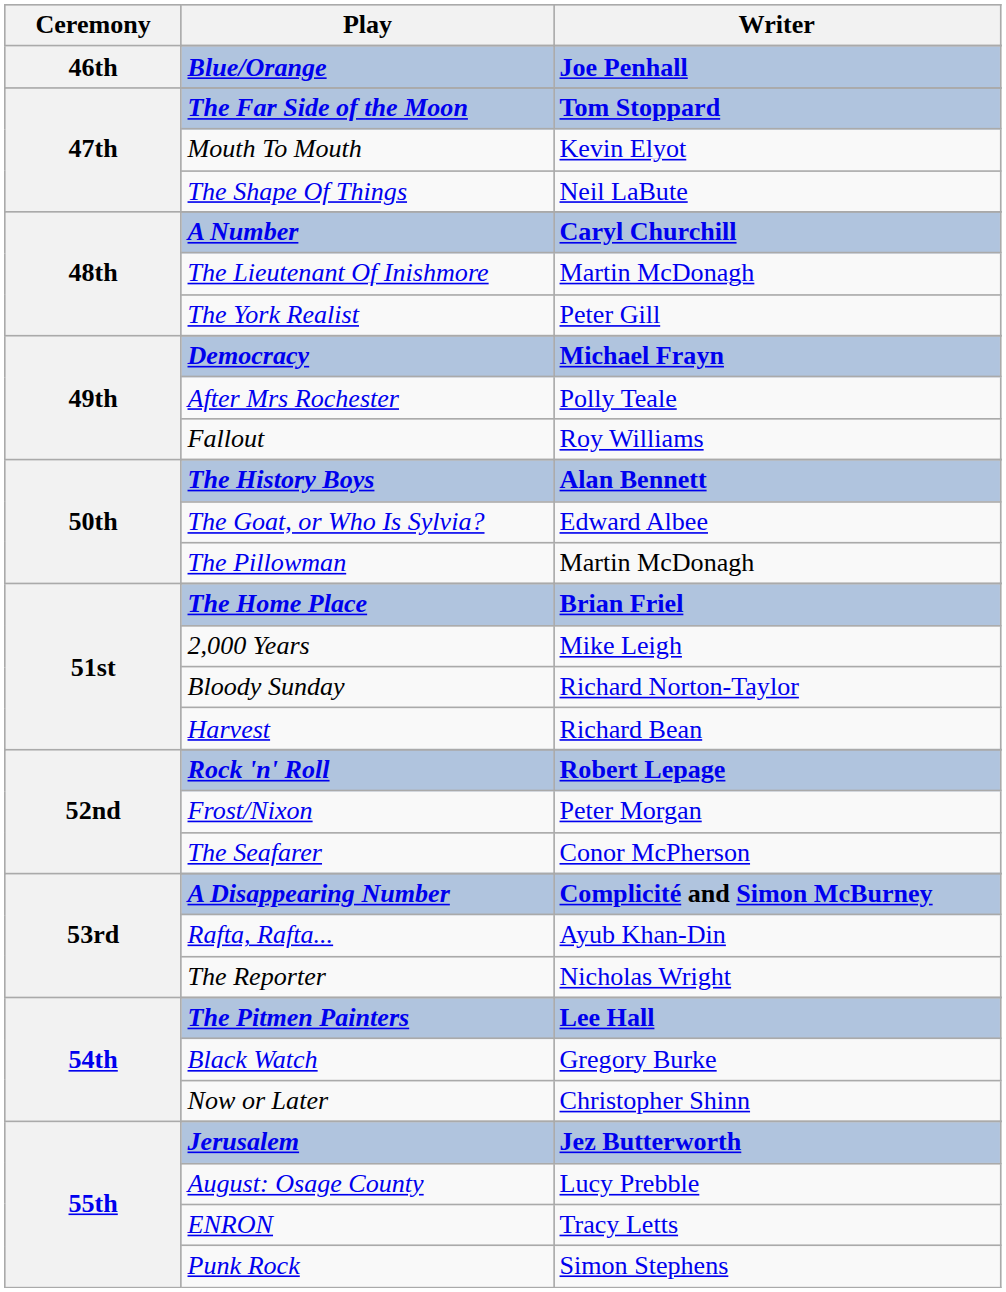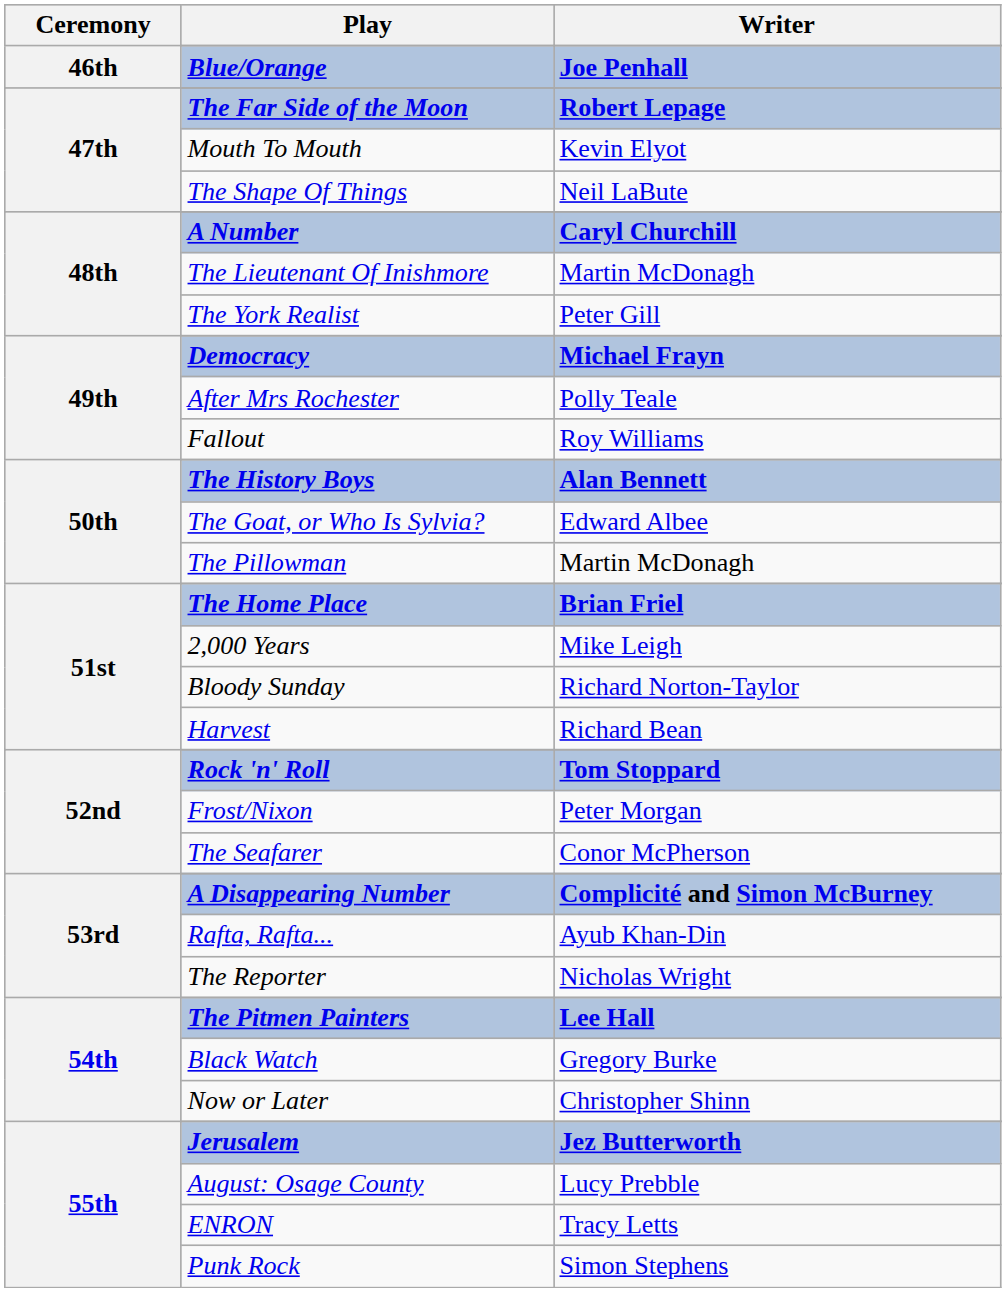(640, 107) Tom Stoppard -> (642, 107) Robert Lepage
(642, 769) Robert Lepage -> (640, 769) Tom Stoppard
